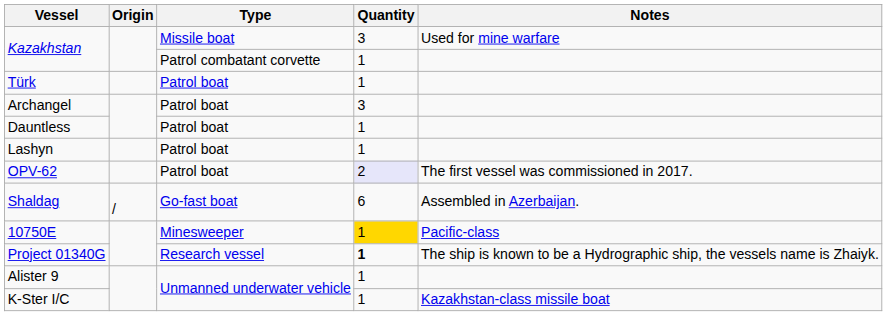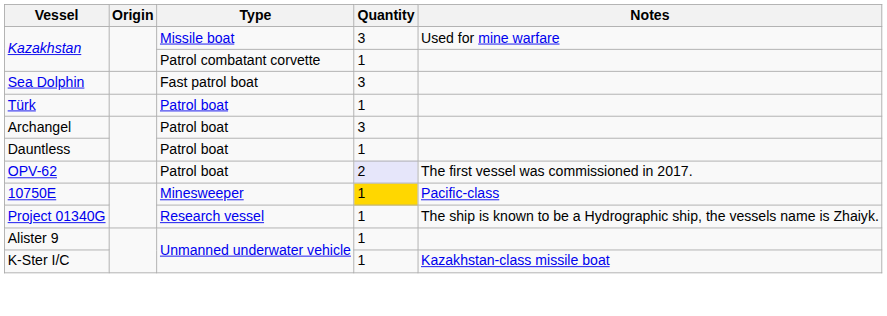+ row: (46, 82)
- row: (30, 149)
- row: (34, 202)
(361, 254) bold -> (361, 216) normal
